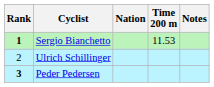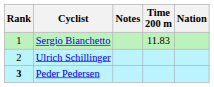columns swapped: (130, 18) <-> (194, 18)
(19, 40) bold -> (19, 40) normal
(164, 40) 11.53 -> (158, 40) 11.83
